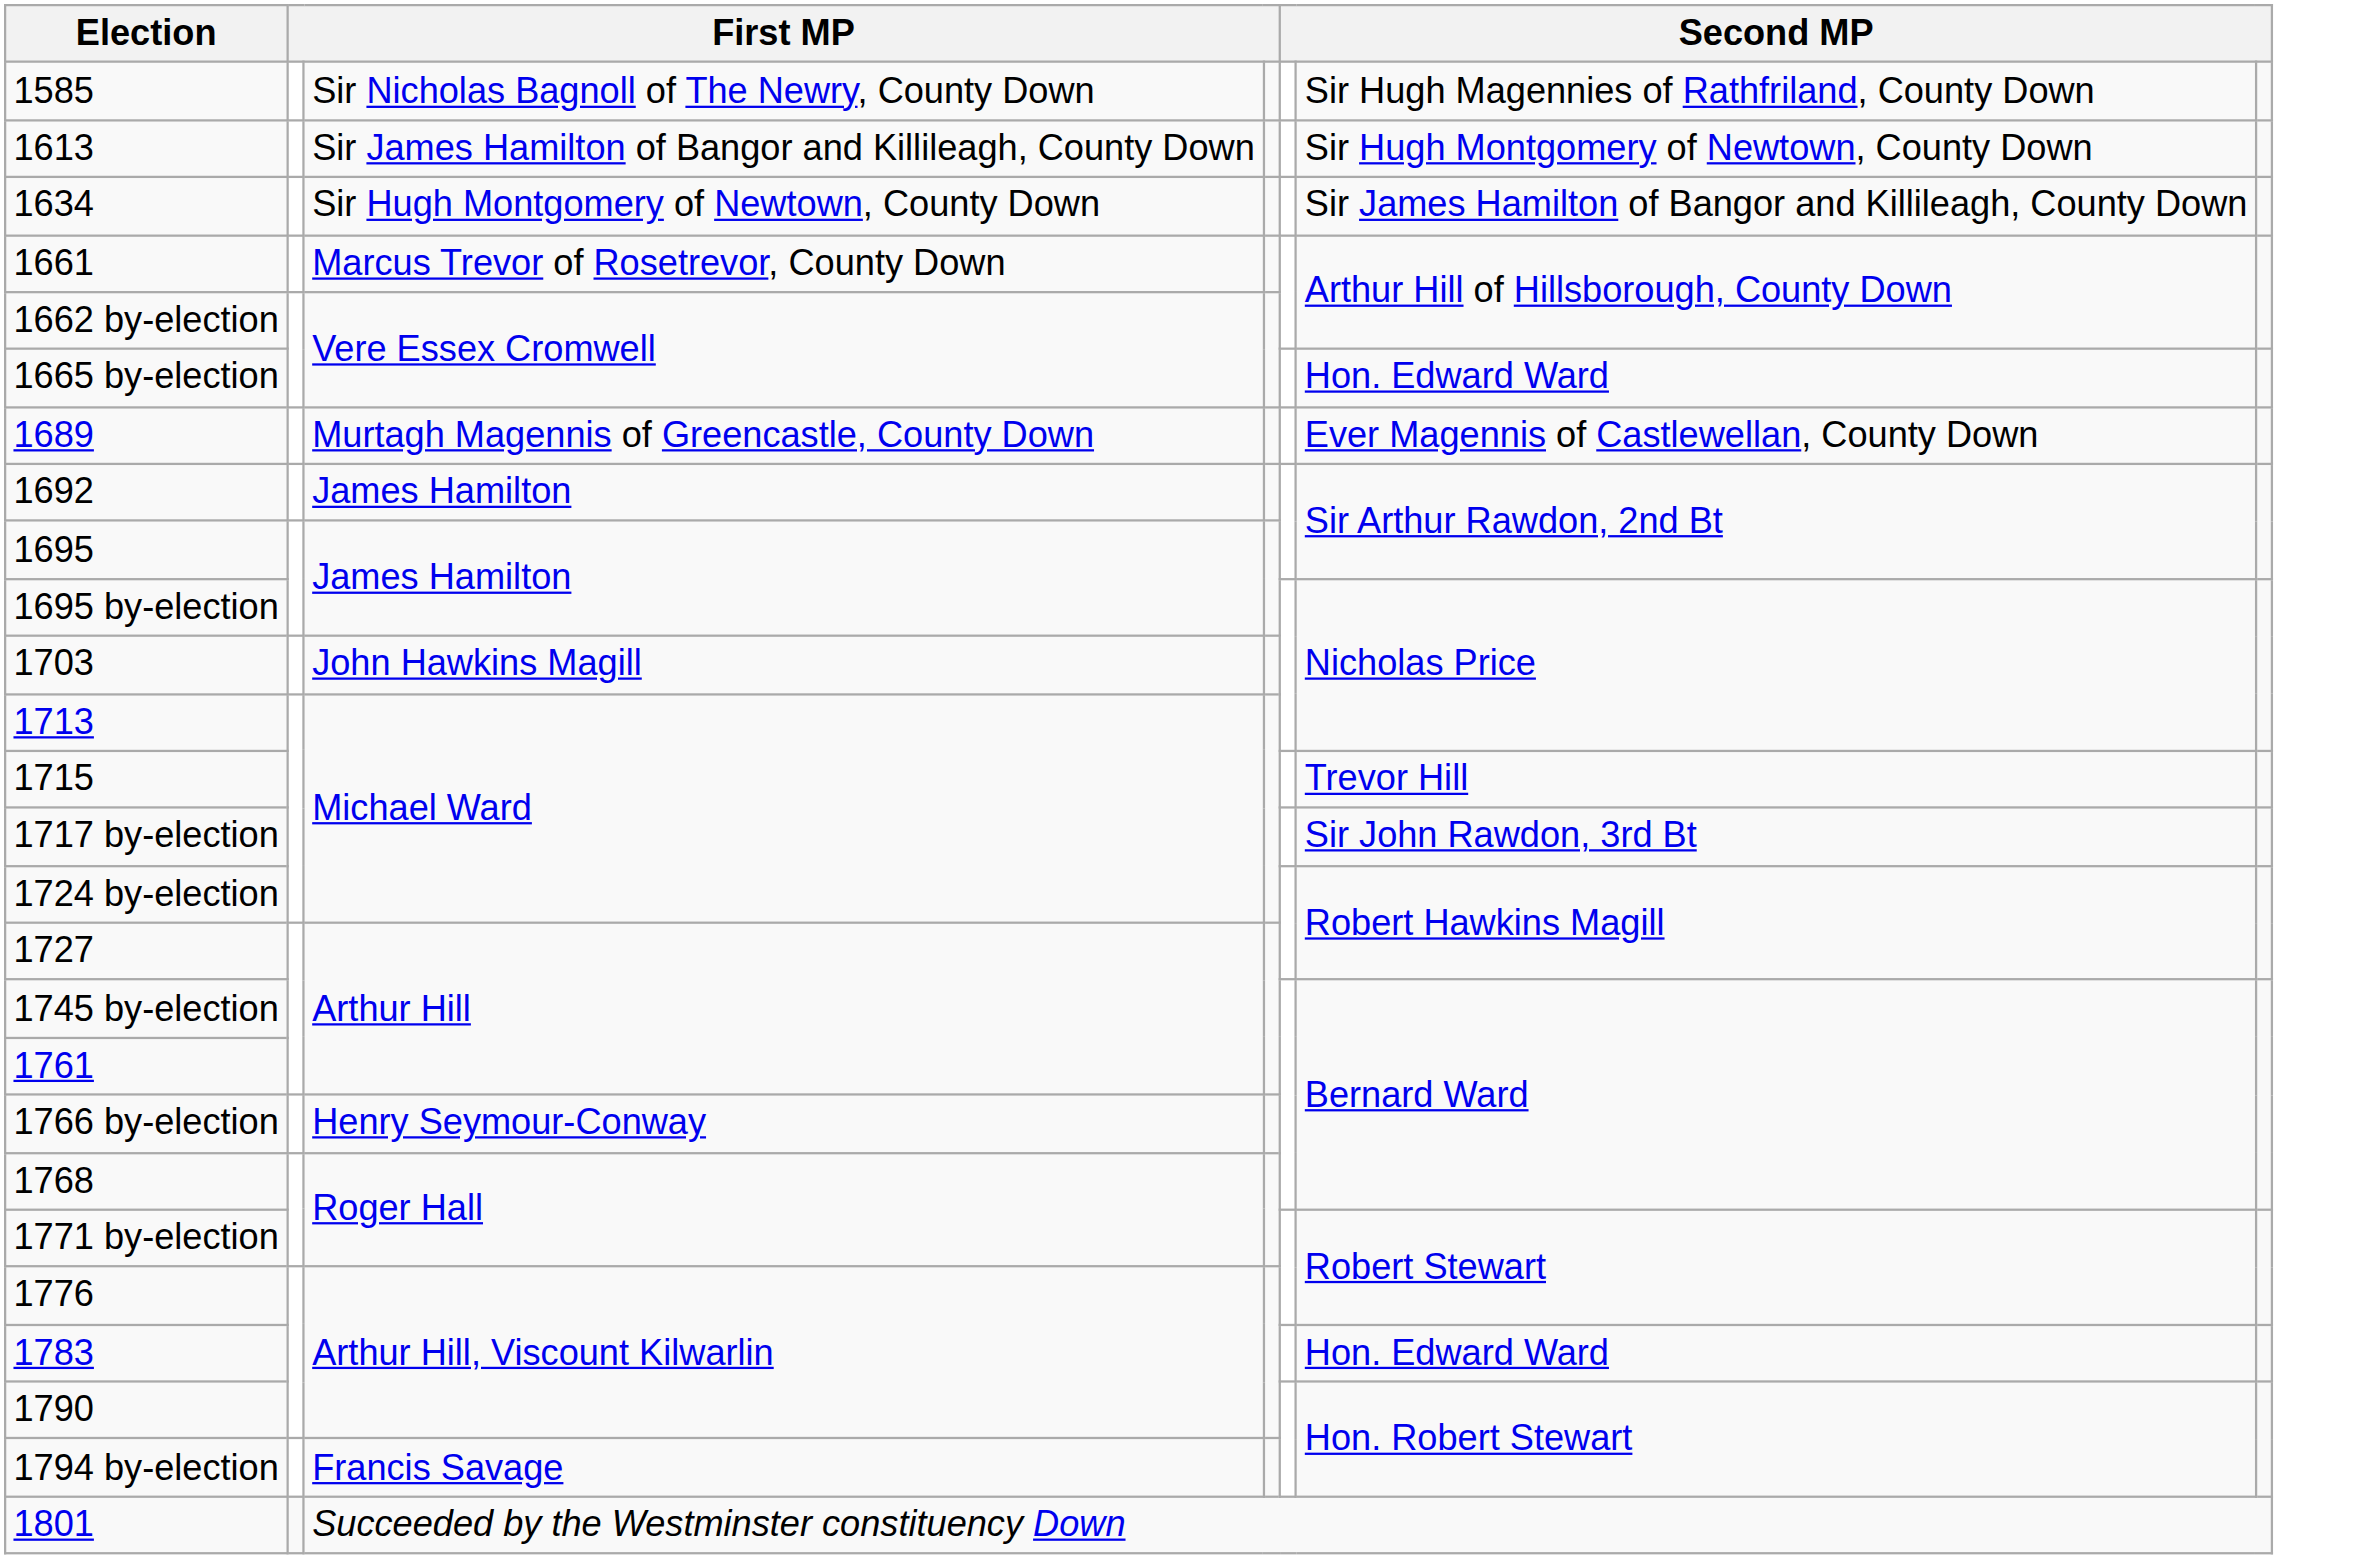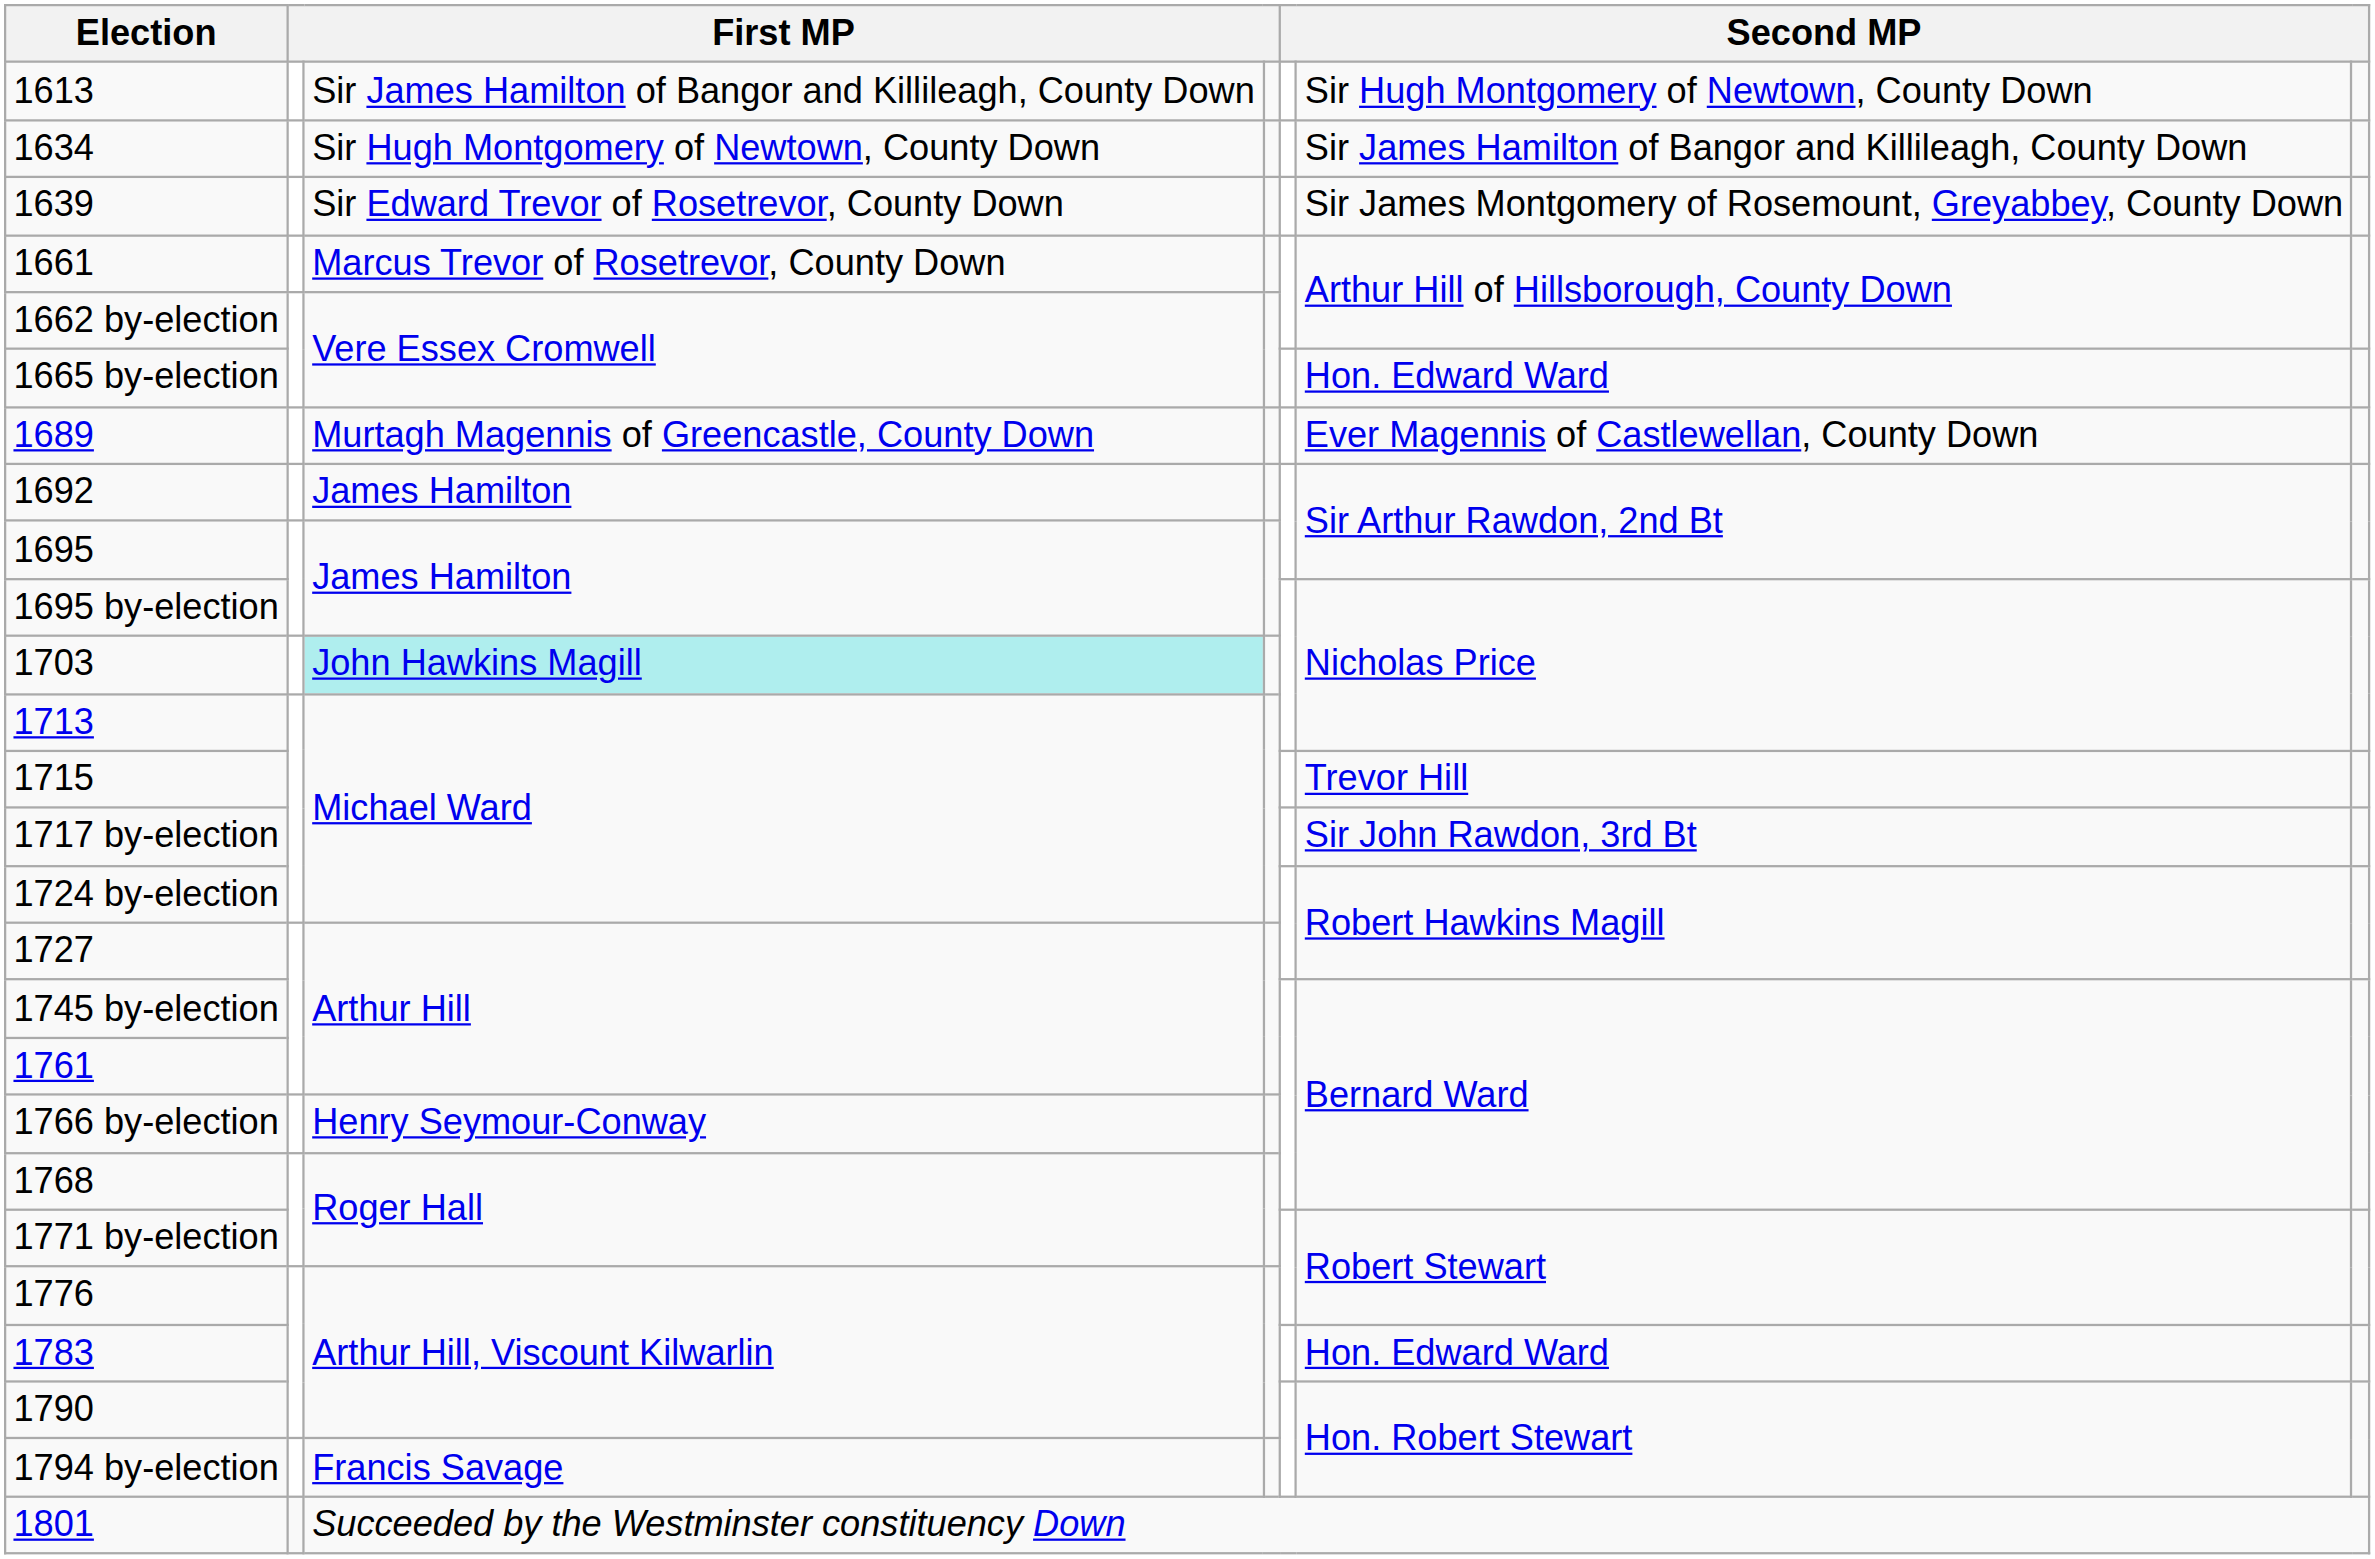- row: (54, 90)
+ row: (54, 205)
(477, 663) no background -> (477, 663) paleturquoise background
